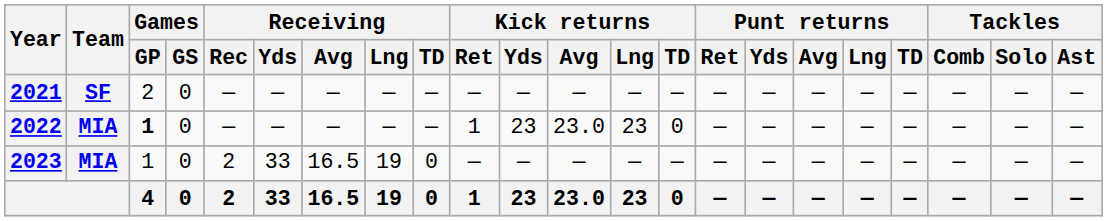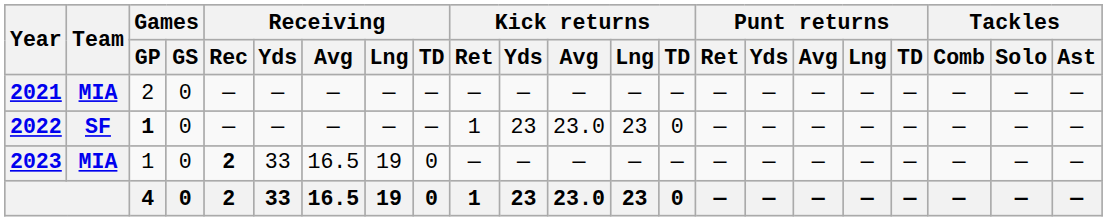(98, 93) SF -> (98, 93) MIA
(98, 128) MIA -> (98, 128) SF
(229, 163) normal -> (229, 163) bold
